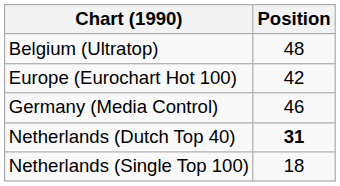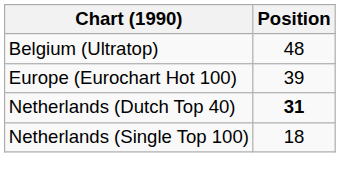(294, 78) 42 -> (294, 78) 39
- row: (114, 107)
